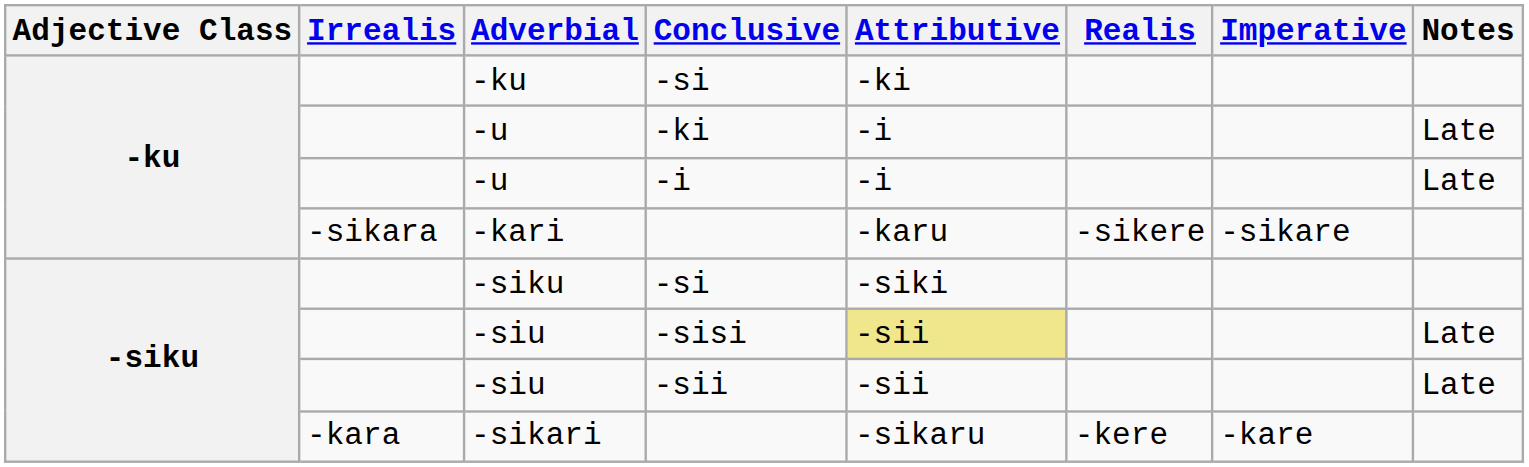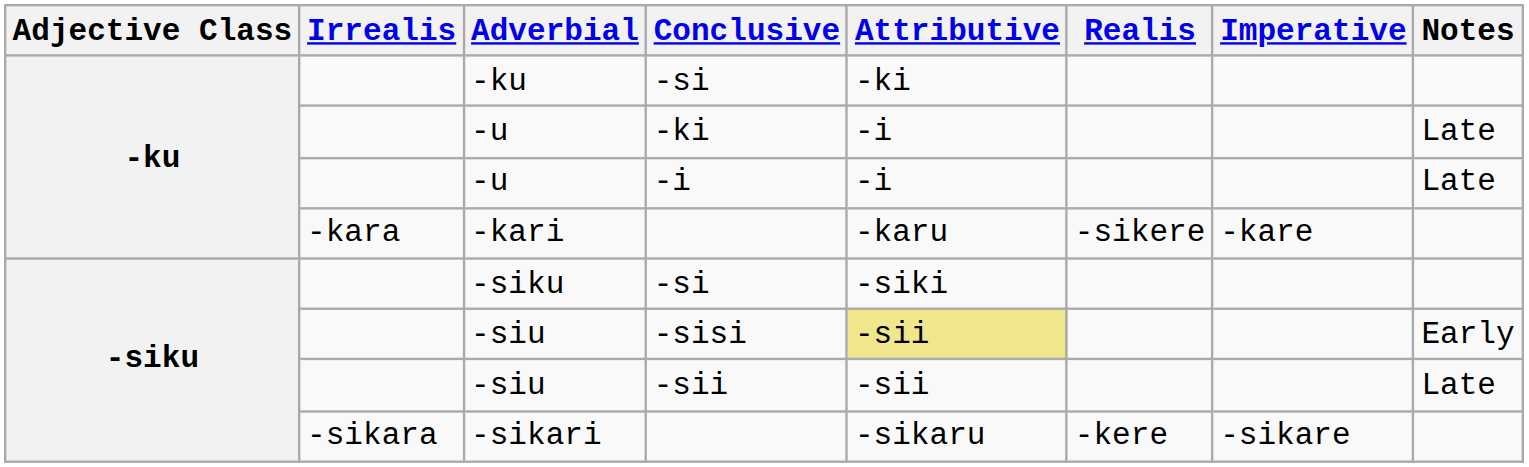(372, 233) -sikara -> (354, 233) -kara
(1285, 233) -sikare -> (1267, 233) -kare
(1459, 334) Late -> (1468, 334) Early
(354, 436) -kara -> (372, 436) -sikara
(1267, 436) -kare -> (1285, 436) -sikare
